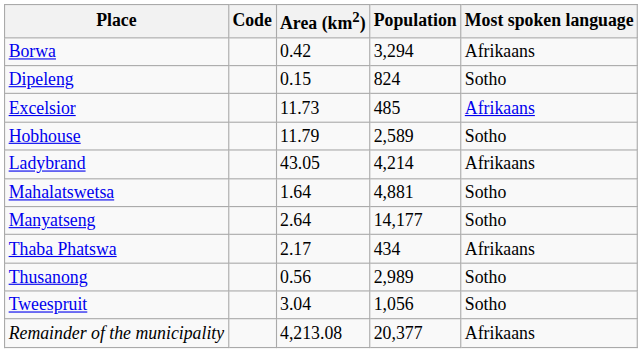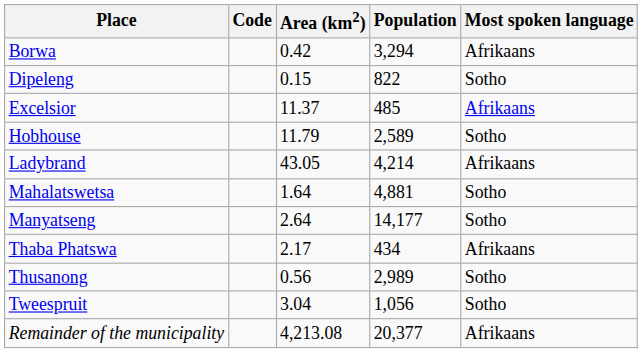(387, 79) 824 -> (387, 79) 822
(300, 107) 11.73 -> (300, 107) 11.37
